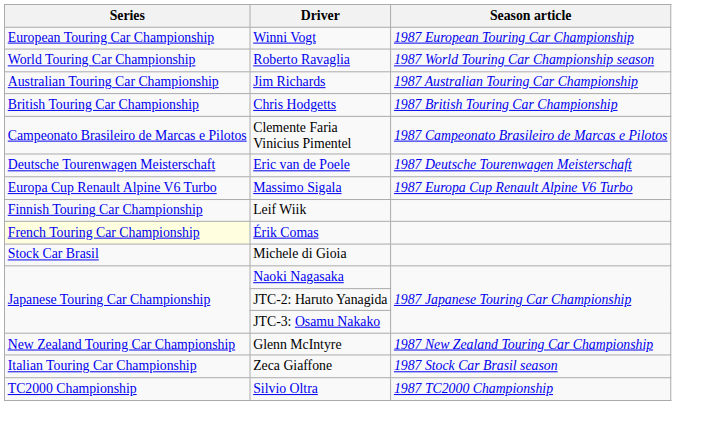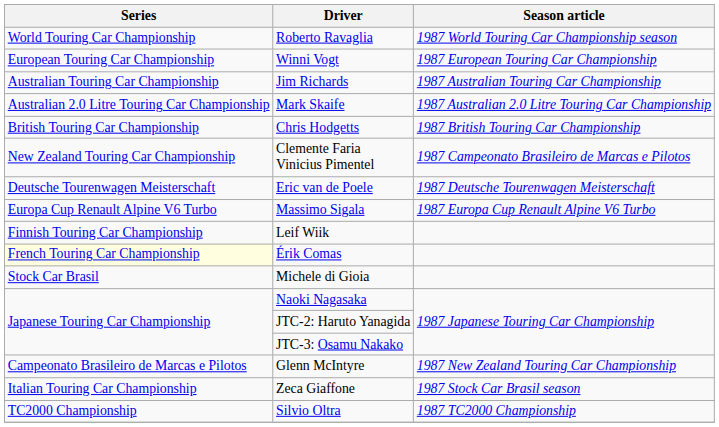rows swapped: (302, 60) <-> (285, 37)
+ row: (310, 104)
(127, 135) Campeonato Brasileiro de Marcas e Pilotos -> (121, 157) New Zealand Touring Car Championship
(121, 344) New Zealand Touring Car Championship -> (127, 366) Campeonato Brasileiro de Marcas e Pilotos
